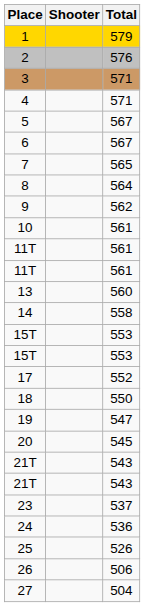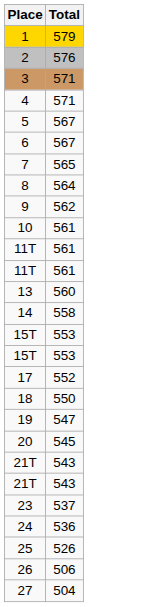- column: (74, 15)
